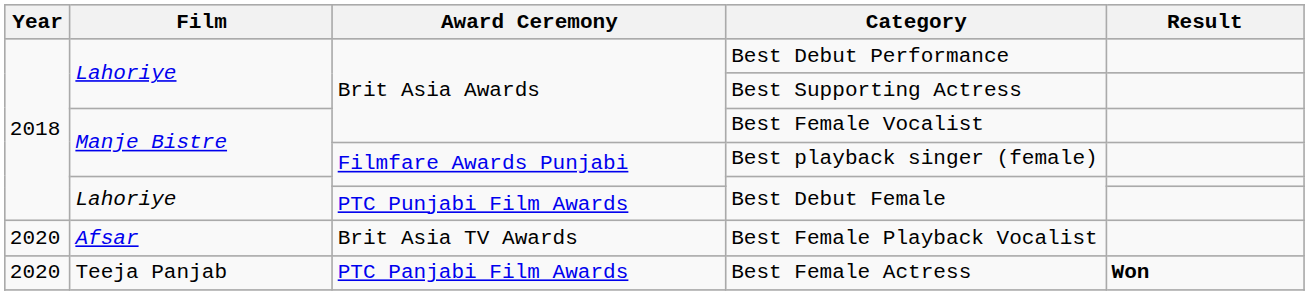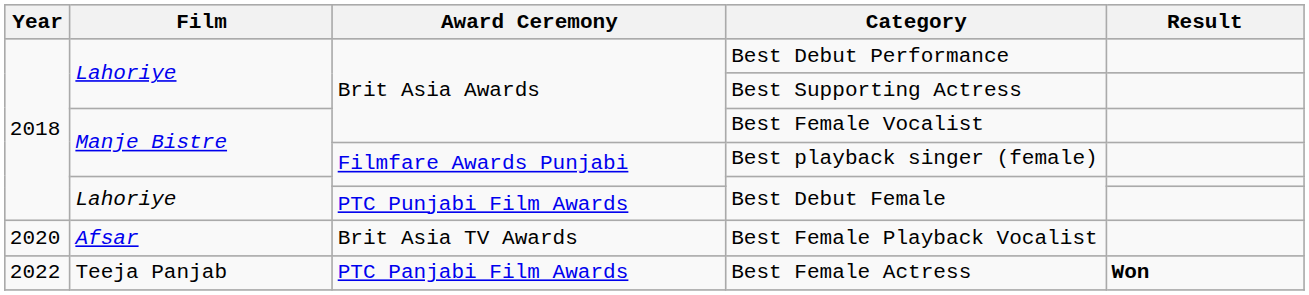(35, 272) 2020 -> (35, 272) 2022
